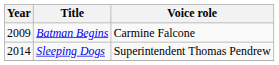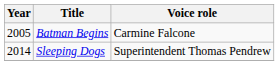(19, 32) 2009 -> (19, 32) 2005
